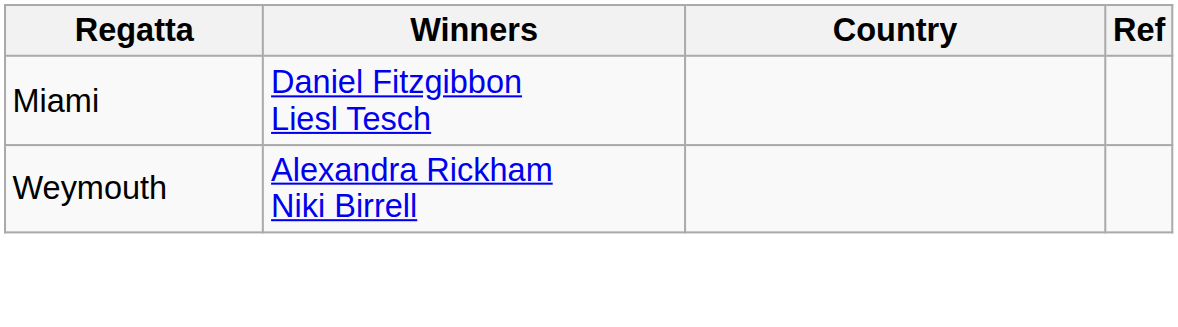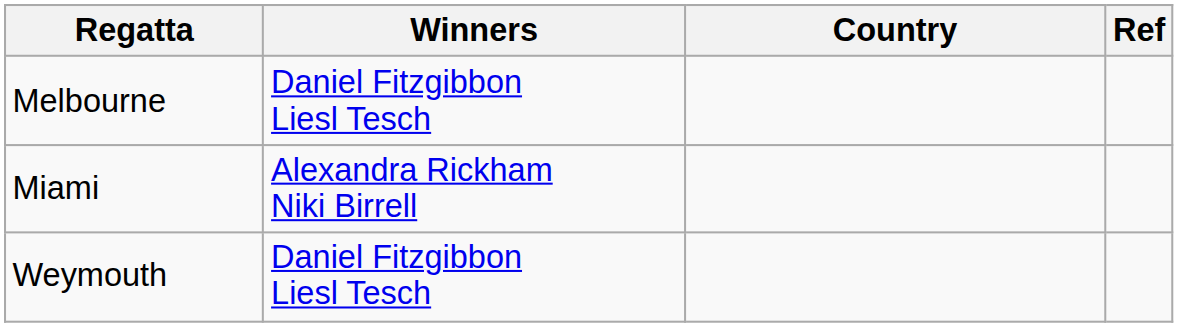+ row: (89, 100)
(397, 100) Daniel Fitzgibbon Liesl Tesch -> (412, 188) Alexandra Rickham Niki Birrell
(412, 188) Alexandra Rickham Niki Birrell -> (397, 276) Daniel Fitzgibbon Liesl Tesch
